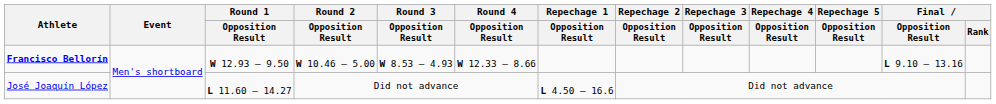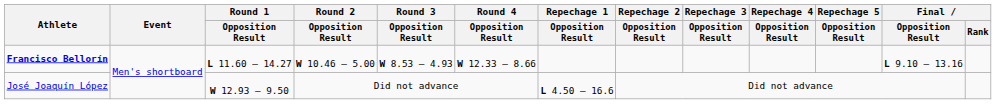(249, 64) W 12.93 – 9.50 -> (249, 64) L 11.60 – 14.27
(249, 91) L 11.60 – 14.27 -> (249, 91) W 12.93 – 9.50
